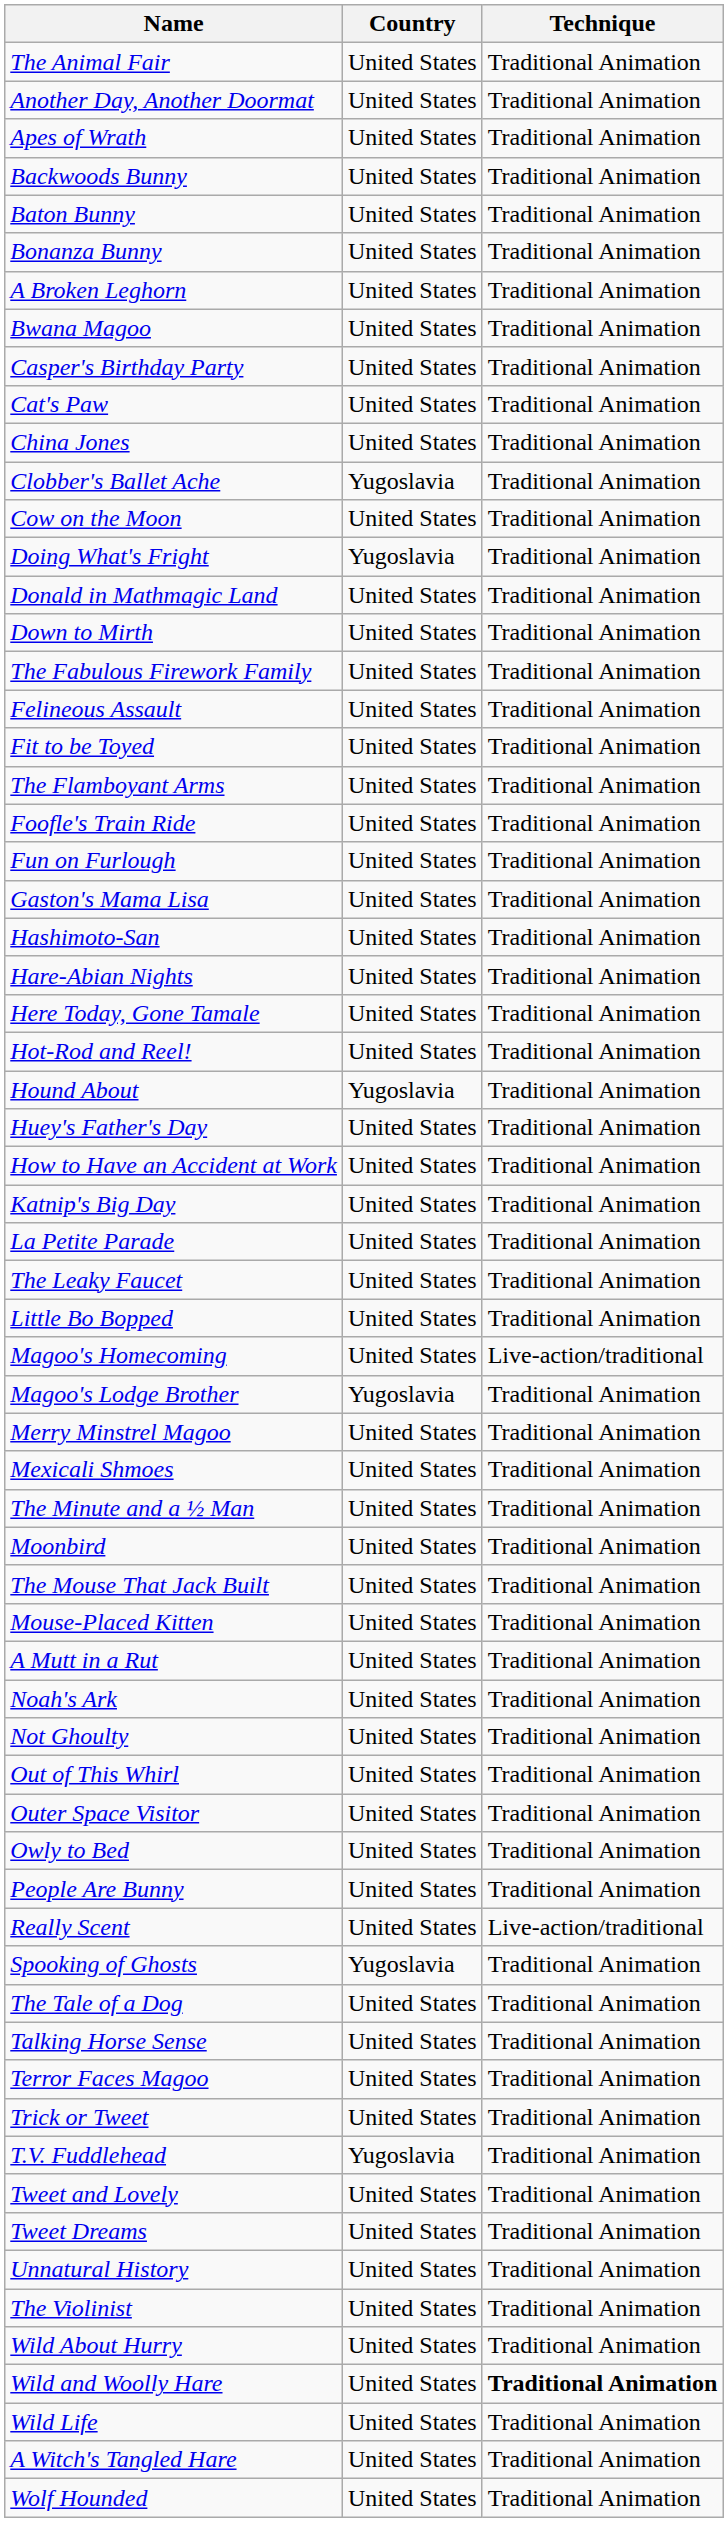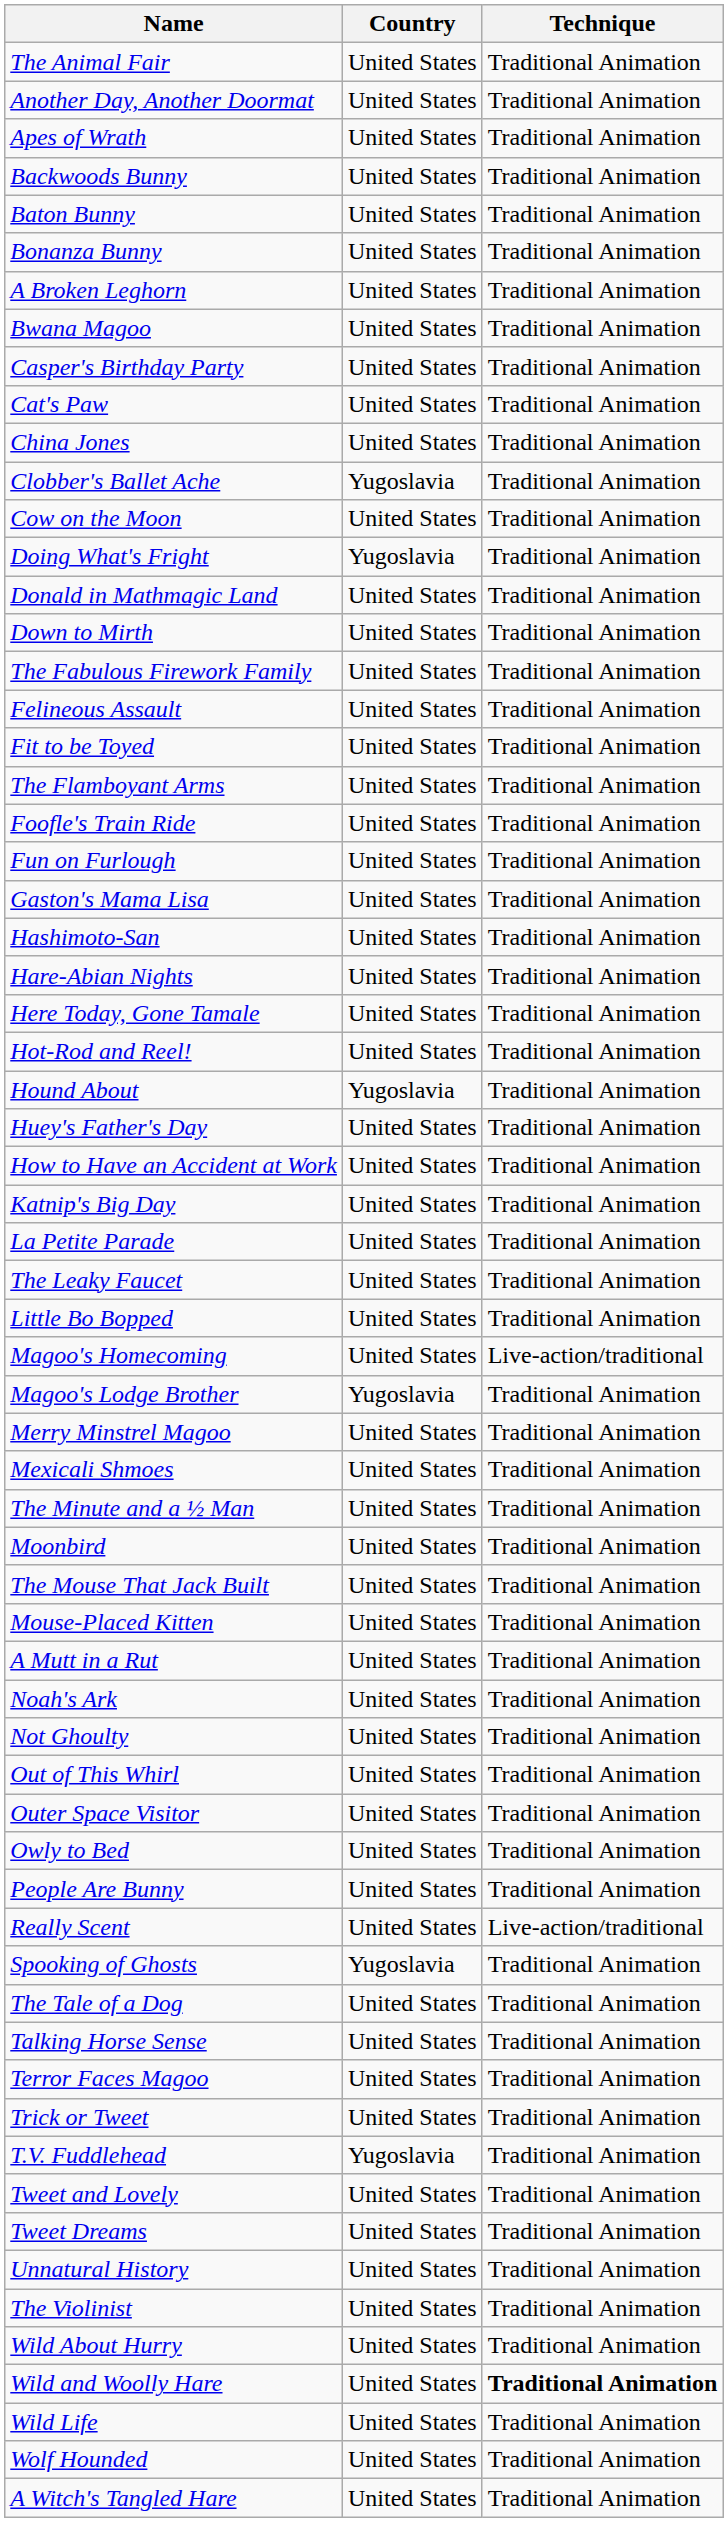rows swapped: (123, 2459) <-> (79, 2497)
